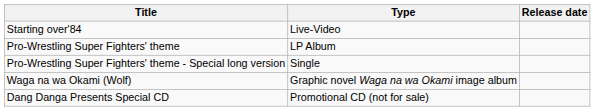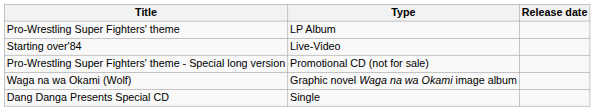rows swapped: (44, 30) <-> (93, 47)
(305, 64) Single -> (359, 64) Promotional CD (not for sale)
(359, 98) Promotional CD (not for sale) -> (305, 98) Single
